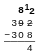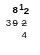- row: (21, 35)
